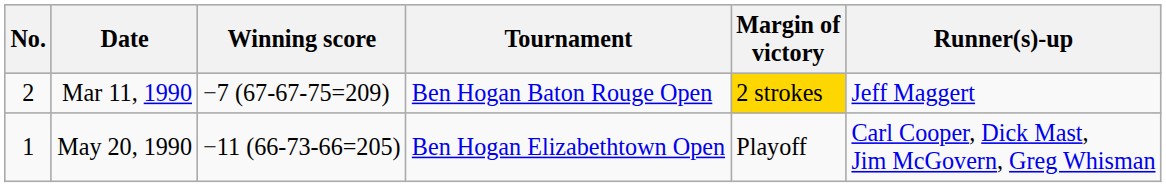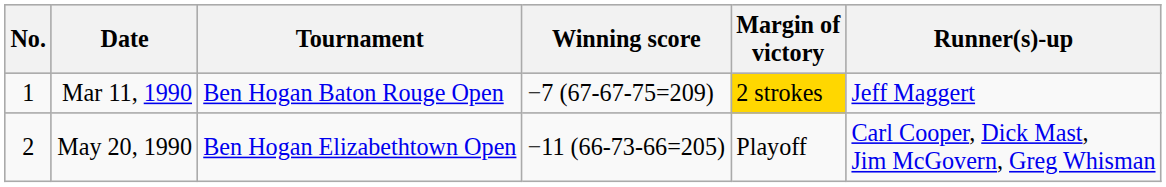columns swapped: (568, 38) <-> (302, 38)
(28, 93) 2 -> (28, 93) 1
(28, 147) 1 -> (28, 147) 2
